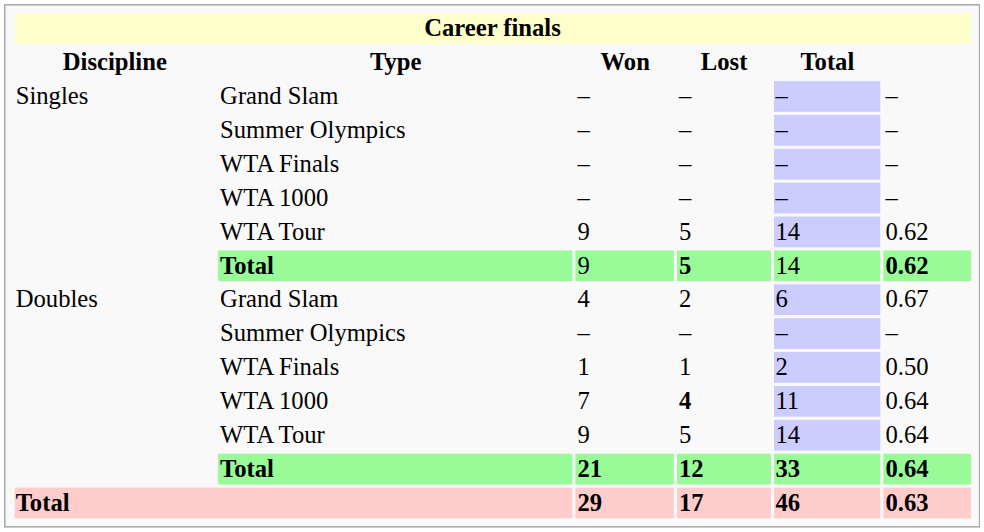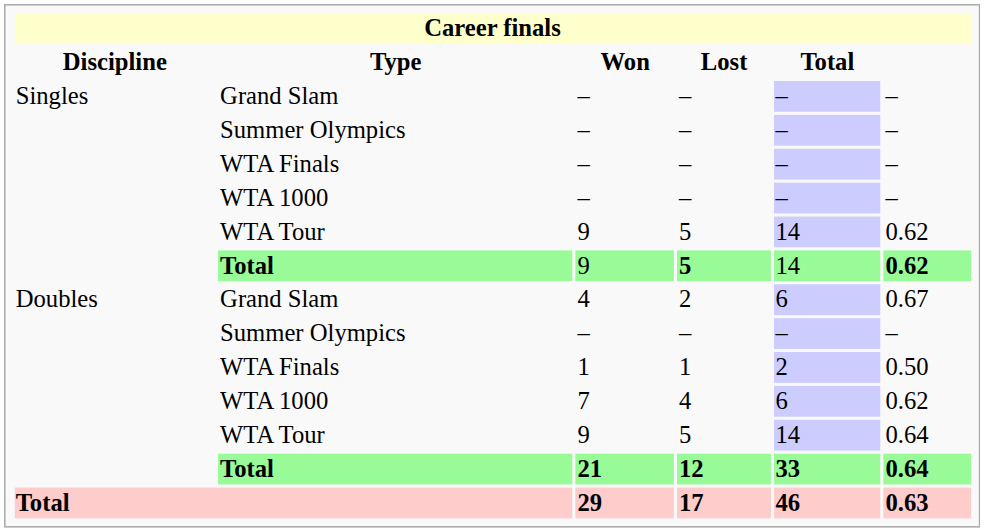(685, 401) bold -> (685, 401) normal
(787, 401) 11 -> (782, 401) 6
(907, 401) 0.64 -> (907, 401) 0.62
